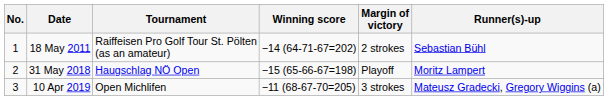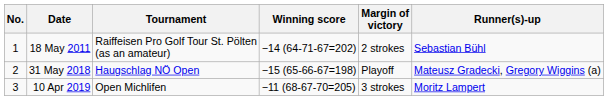(450, 70) Moritz Lampert -> (507, 70) Mateusz Gradecki, Gregory Wiggins (a)
(507, 87) Mateusz Gradecki, Gregory Wiggins (a) -> (450, 87) Moritz Lampert
